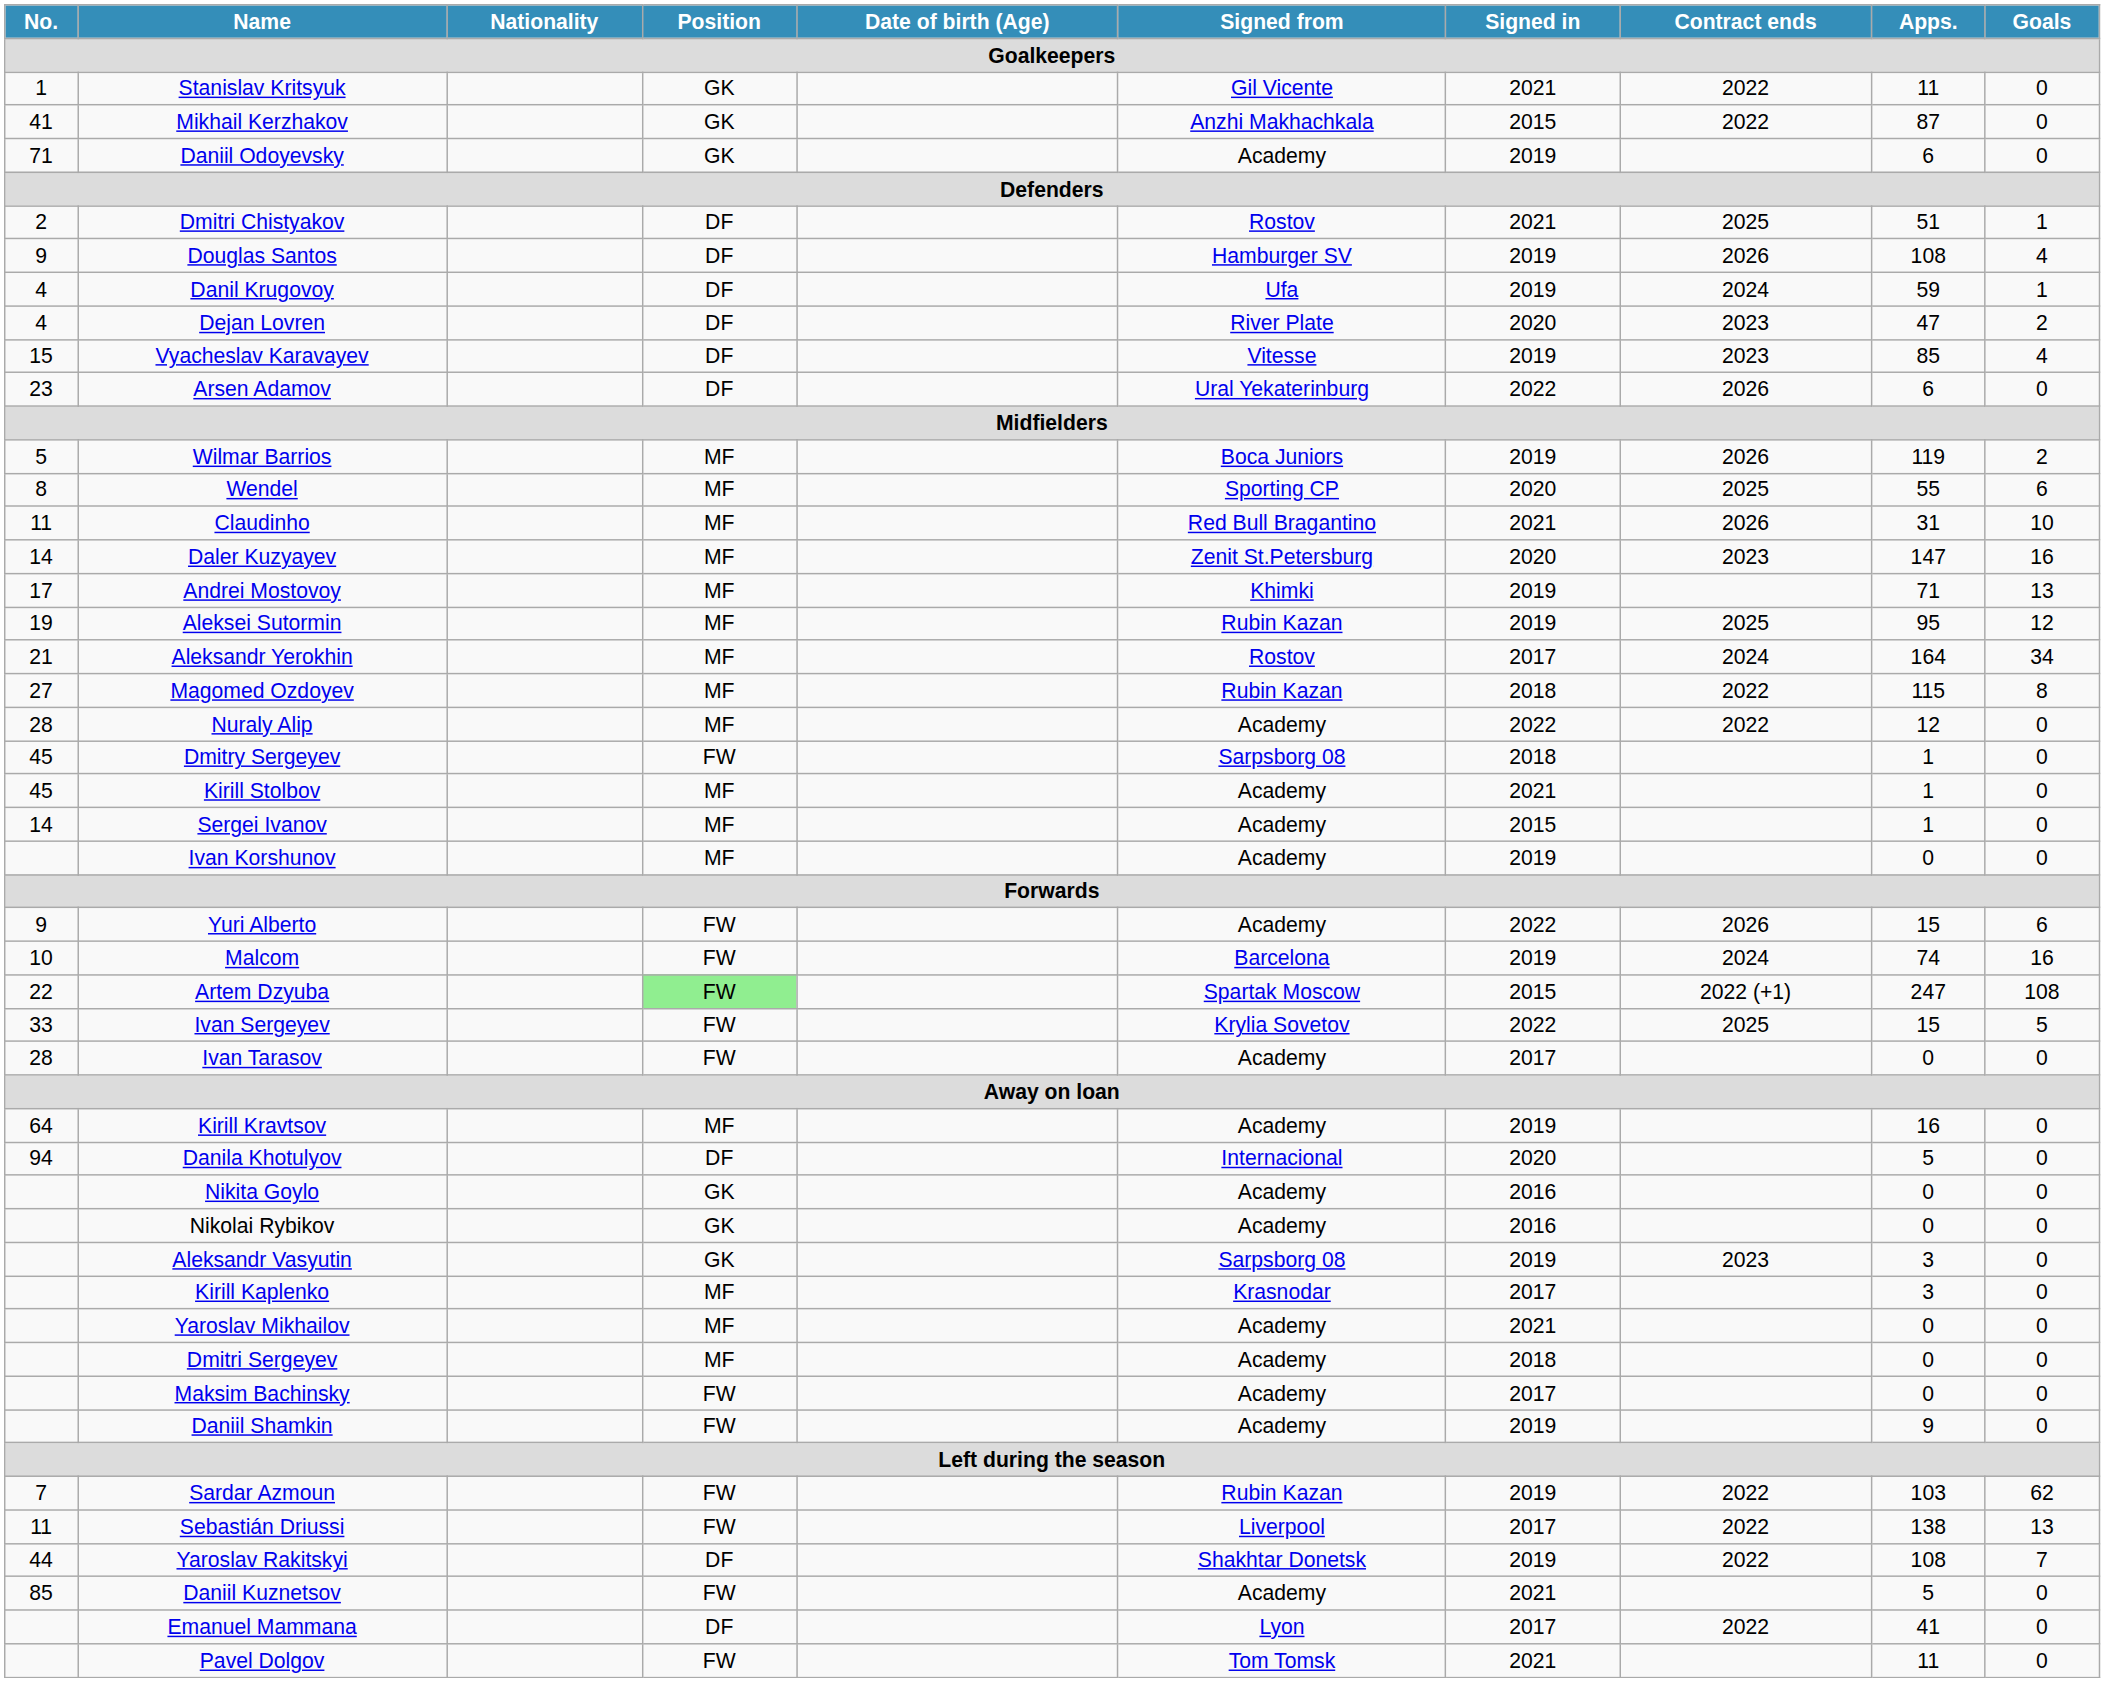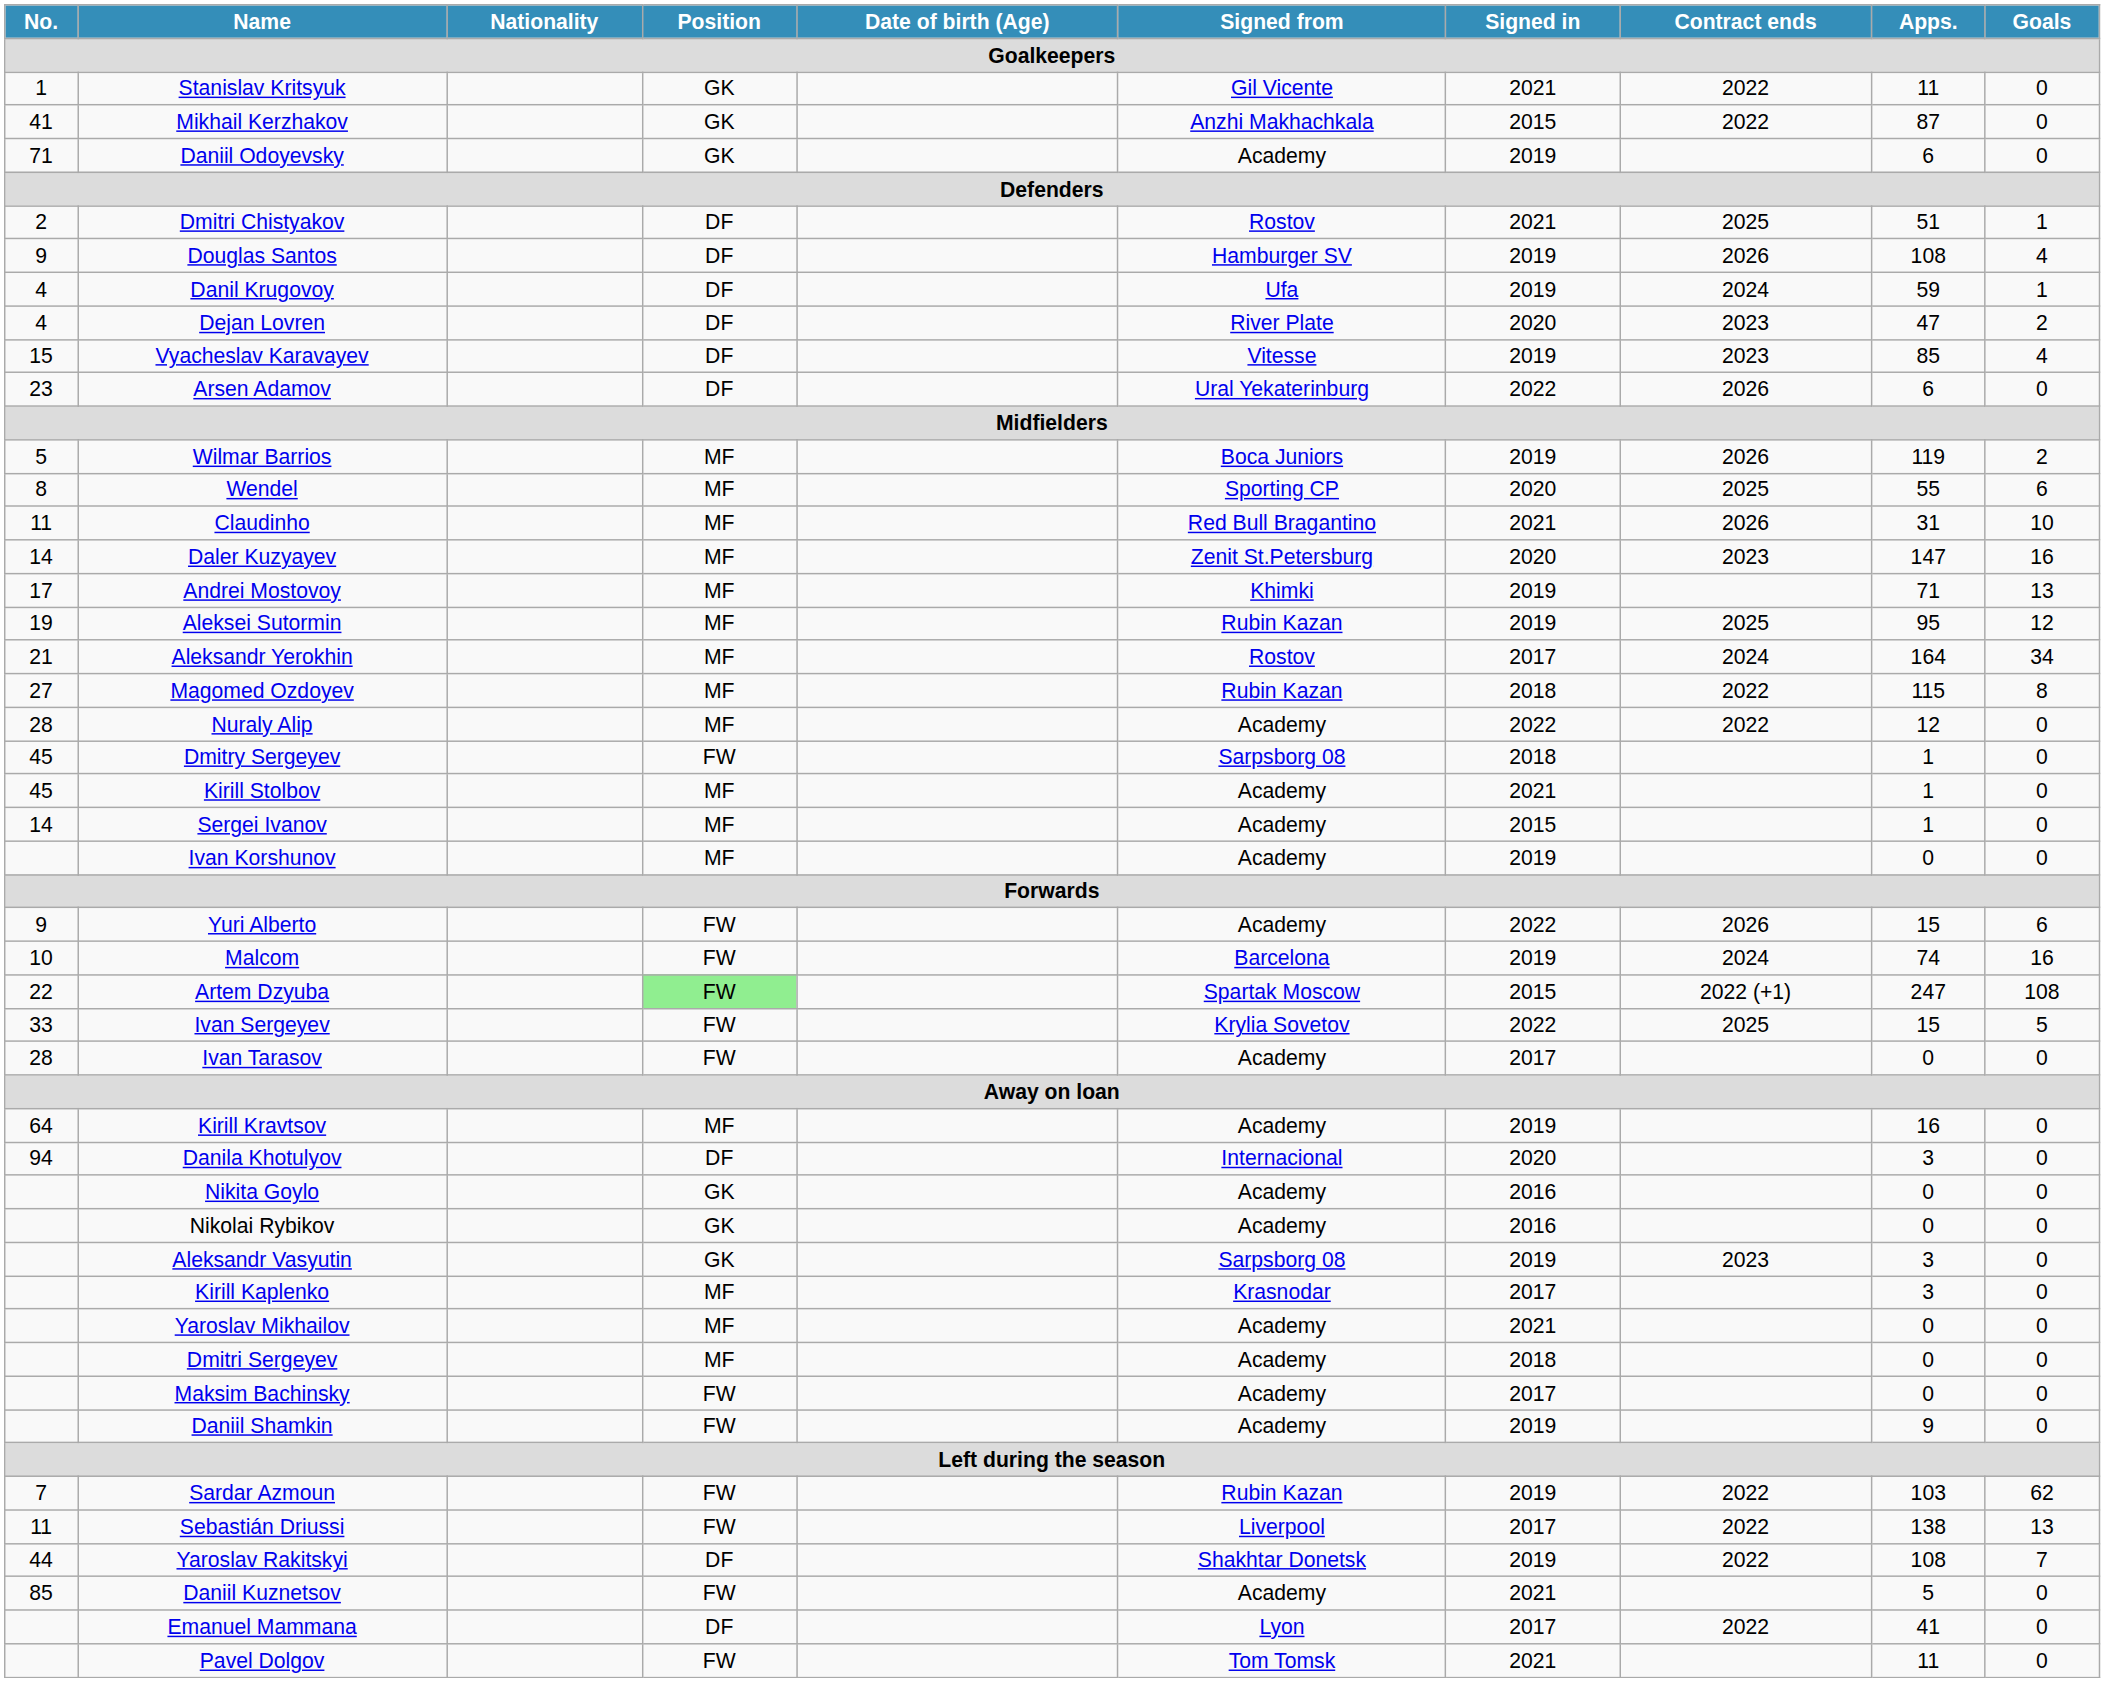(1928, 1159) 5 -> (1928, 1159) 3
